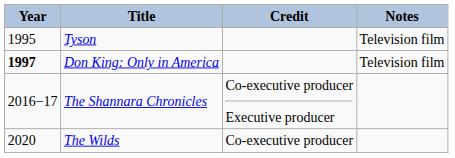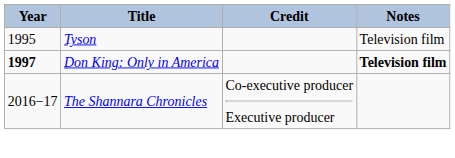(402, 62) normal -> (403, 62) bold
- row: (92, 140)
